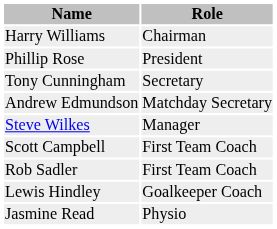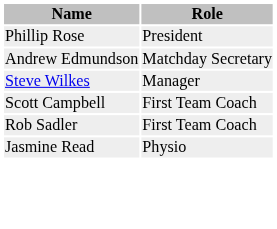- row: (55, 36)
- row: (65, 80)
- row: (53, 191)
